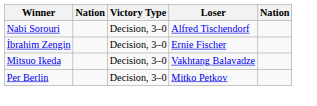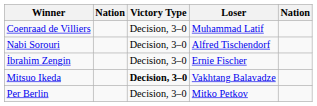+ row: (49, 28)
(138, 61) normal -> (158, 77) bold
